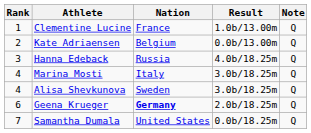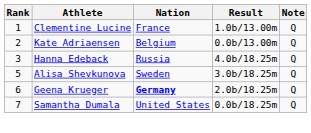- row: (68, 74)
(18, 89) 4 -> (18, 74) 5
